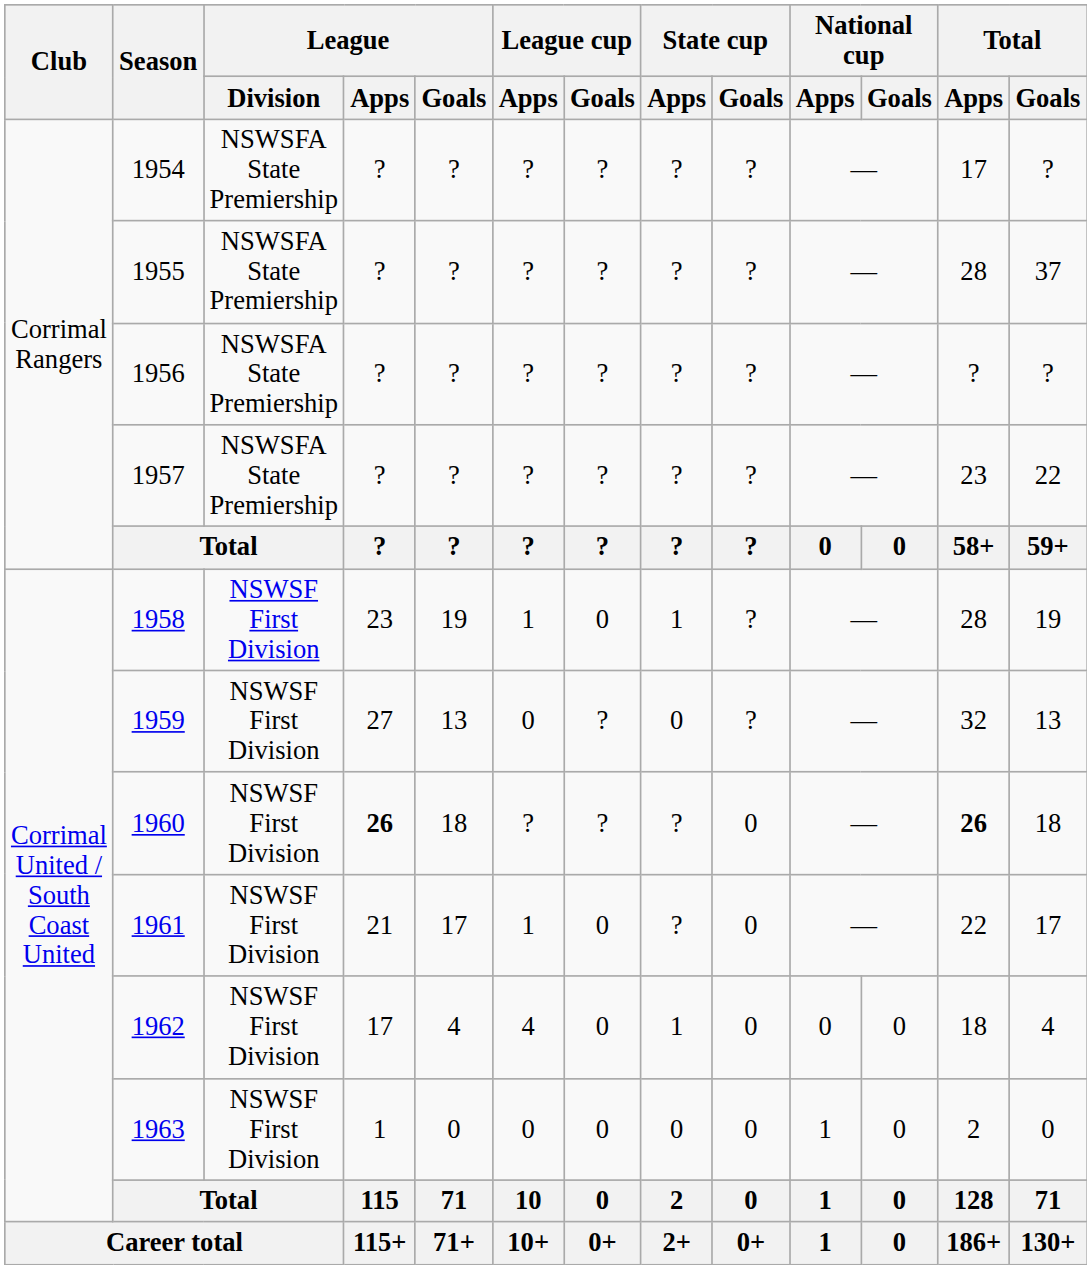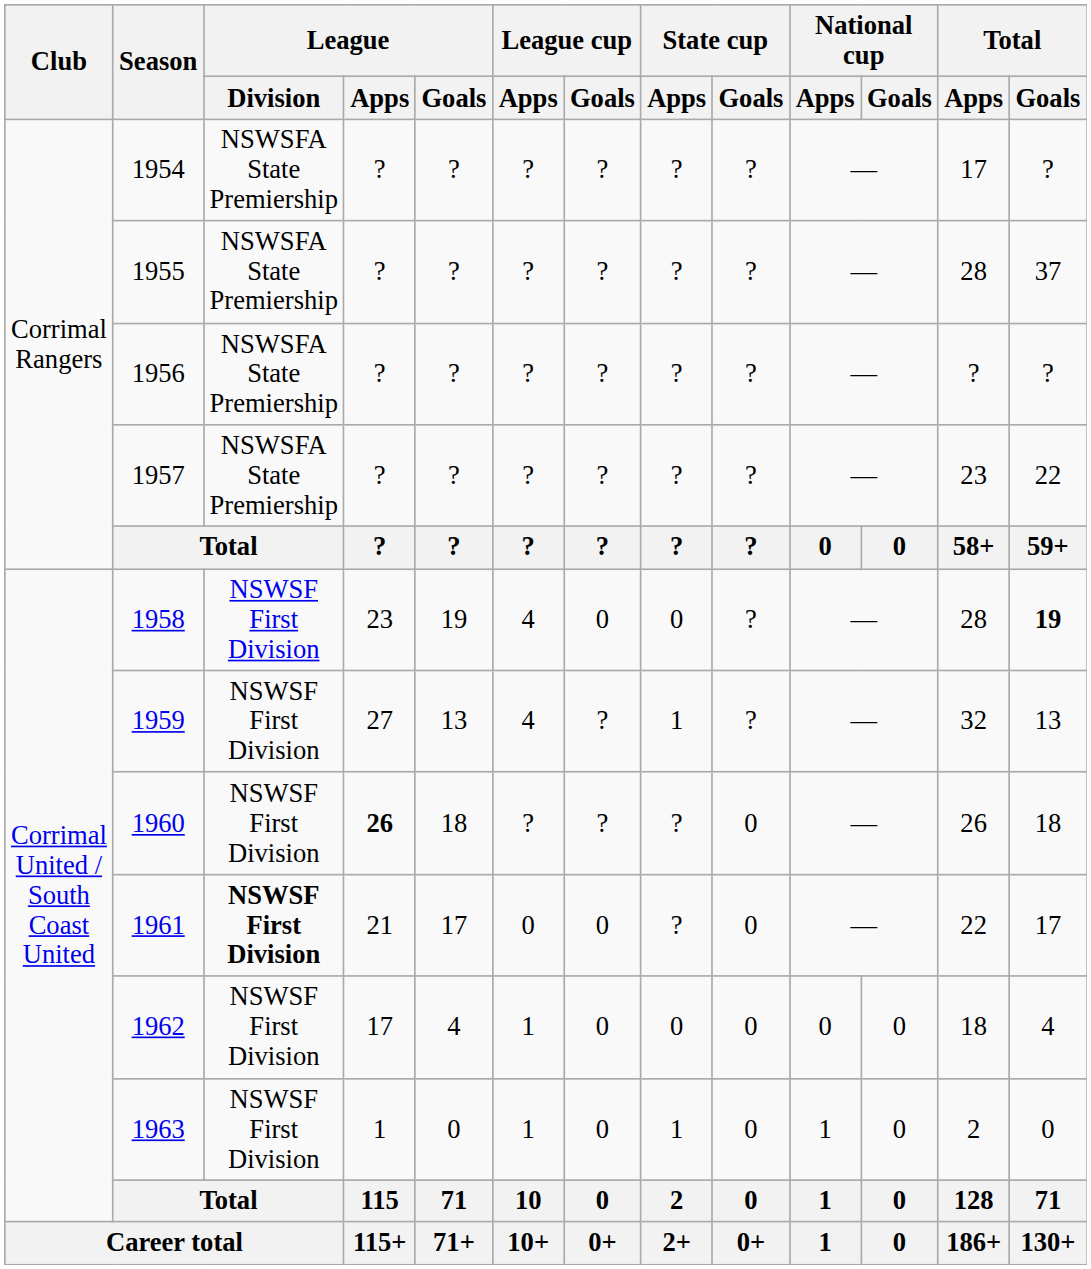(528, 619) 1 -> (528, 619) 4
(677, 619) 1 -> (677, 619) 0
(1048, 619) normal -> (1048, 619) bold
(528, 721) 0 -> (528, 721) 4
(677, 721) 0 -> (677, 721) 1
(974, 822) bold -> (974, 822) normal
(274, 924) normal -> (274, 924) bold
(528, 924) 1 -> (528, 924) 0
(528, 1026) 4 -> (528, 1026) 1
(677, 1026) 1 -> (677, 1026) 0
(528, 1128) 0 -> (528, 1128) 1
(677, 1128) 0 -> (677, 1128) 1
